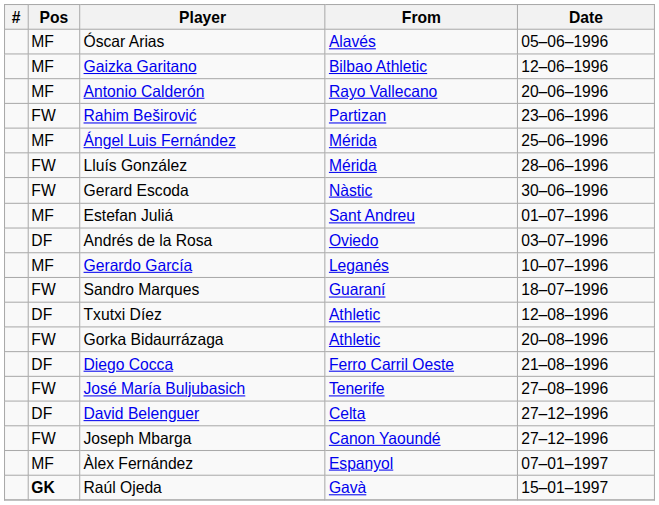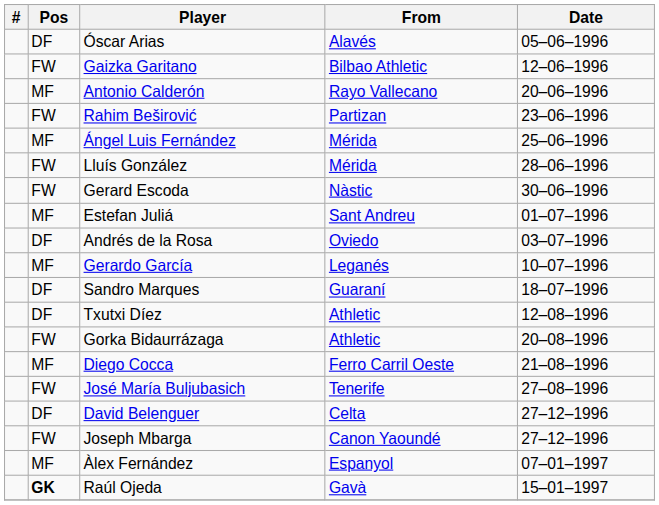(43, 42) MF -> (42, 42) DF
(43, 67) MF -> (44, 67) FW
(44, 290) FW -> (42, 290) DF
(42, 364) DF -> (43, 364) MF
